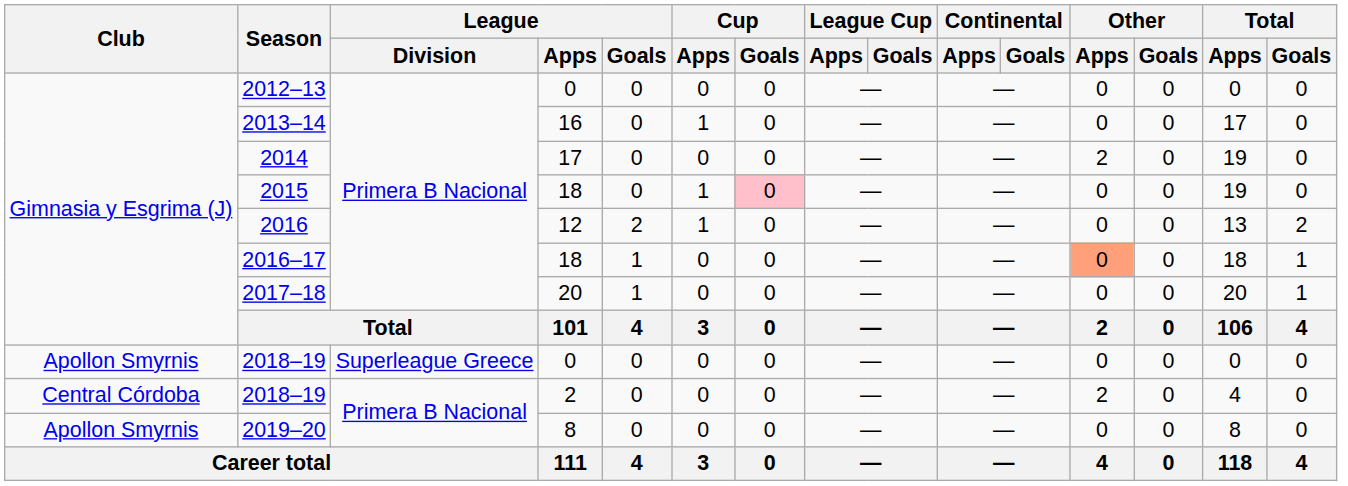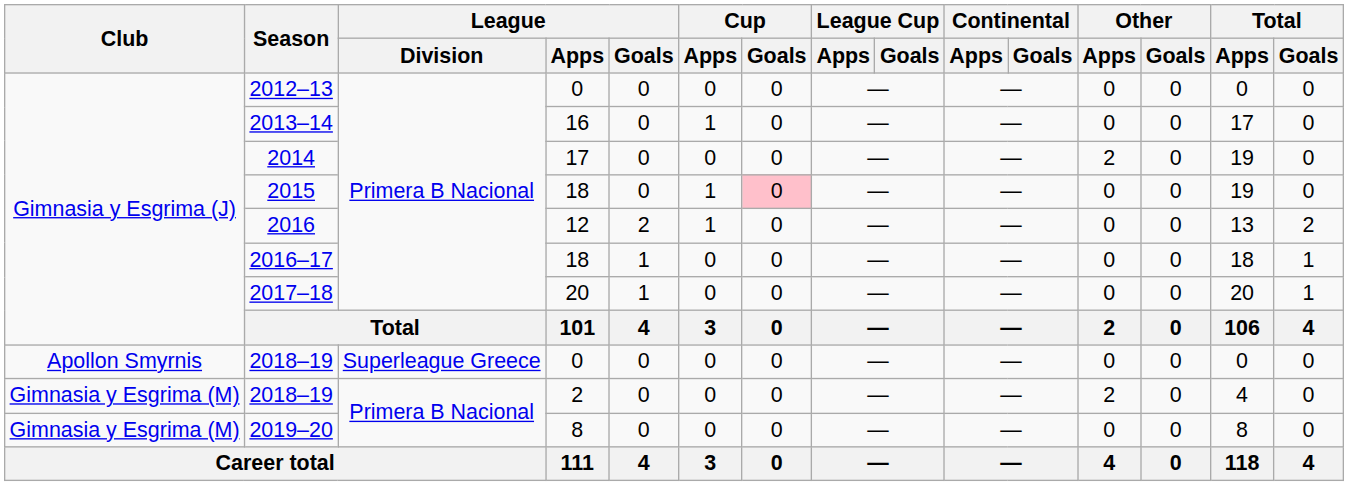(1102, 259) lightsalmon background -> (1109, 259) no background
(121, 395) Central Córdoba -> (125, 395) Gimnasia y Esgrima (M)
(121, 429) Apollon Smyrnis -> (125, 429) Gimnasia y Esgrima (M)
